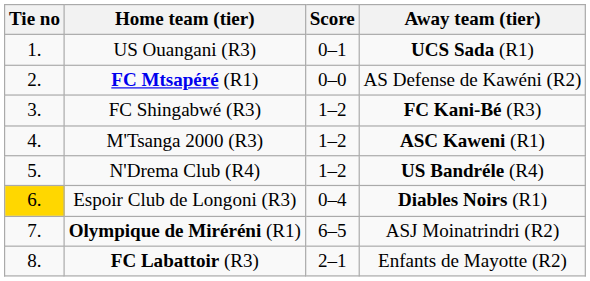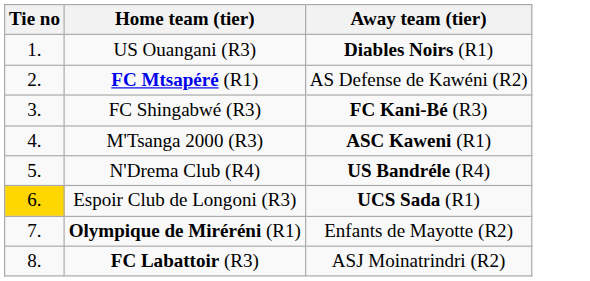- column: (332, 19)
(472, 49) UCS Sada (R1) -> (419, 49) Diables Noirs (R1)
(472, 200) Diables Noirs (R1) -> (419, 200) UCS Sada (R1)
(472, 230) ASJ Moinatrindri (R2) -> (419, 230) Enfants de Mayotte (R2)
(472, 261) Enfants de Mayotte (R2) -> (419, 261) ASJ Moinatrindri (R2)
